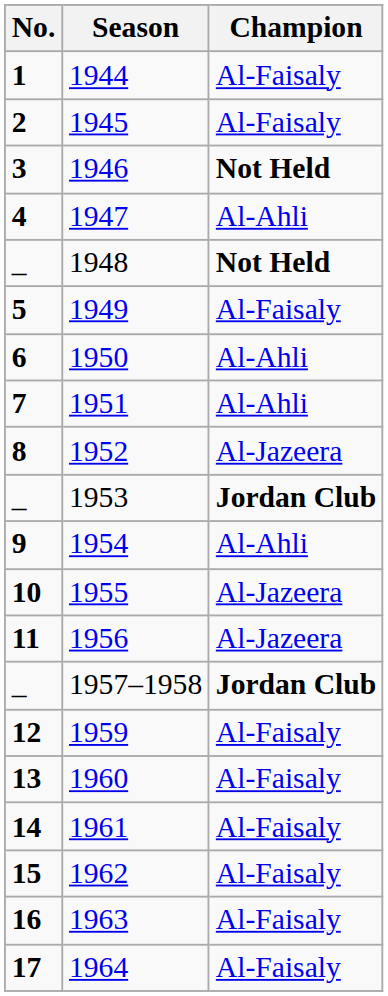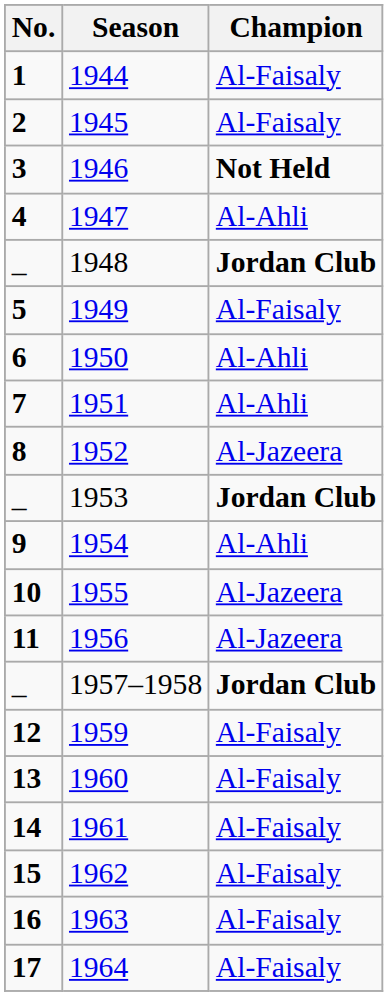(273, 262) Not Held -> (296, 262) Jordan Club
